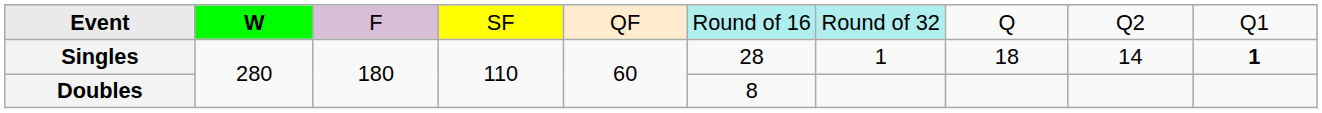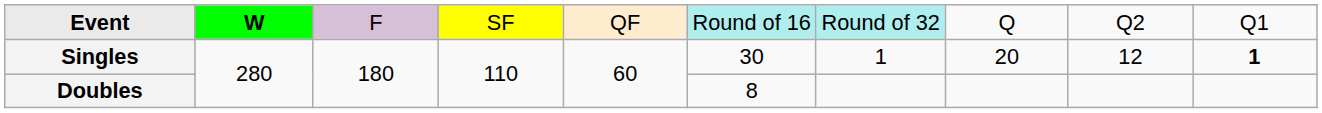(752, 57) 28 -> (752, 57) 30
(1007, 57) 18 -> (1007, 57) 20
(1130, 57) 14 -> (1130, 57) 12
